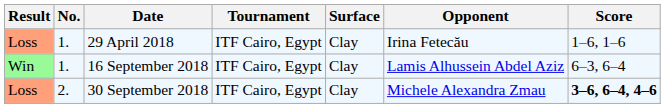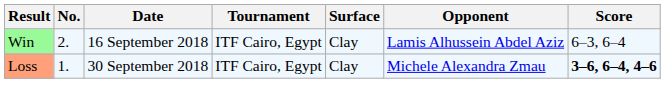- row: (131, 41)
(63, 66) 1. -> (63, 41) 2.
(63, 90) 2. -> (63, 66) 1.
